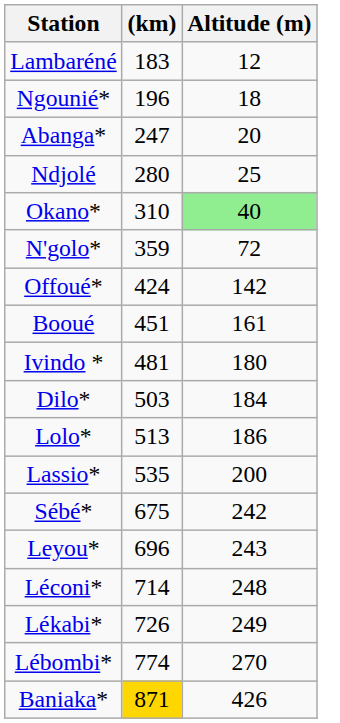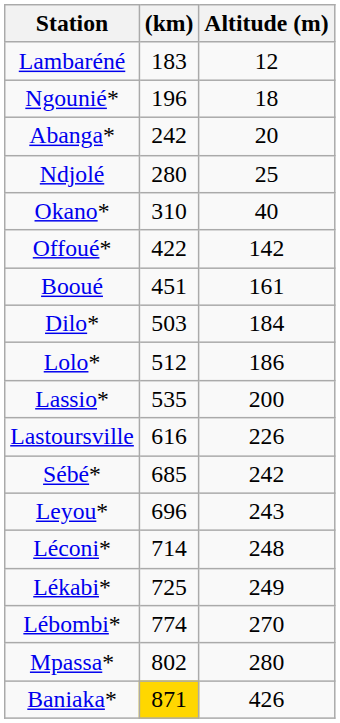(152, 135) 247 -> (169, 135) 242
(249, 211) lightgreen background -> (266, 211) no background
- row: (63, 248)
(152, 286) 424 -> (169, 248) 422
- row: (63, 361)
(152, 436) 513 -> (169, 361) 512
+ row: (72, 436)
(152, 511) 675 -> (169, 473) 685
(152, 624) 726 -> (169, 586) 725
+ row: (72, 661)
